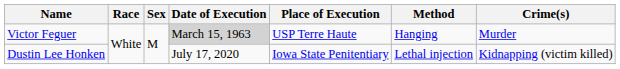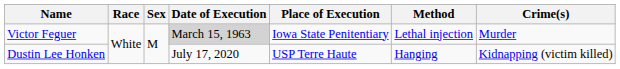(314, 34) USP Terre Haute -> (330, 34) Iowa State Penitentiary
(416, 34) Hanging -> (434, 34) Lethal injection
(330, 53) Iowa State Penitentiary -> (314, 53) USP Terre Haute
(434, 53) Lethal injection -> (416, 53) Hanging
